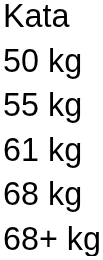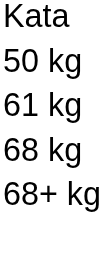- row: (43, 105)
